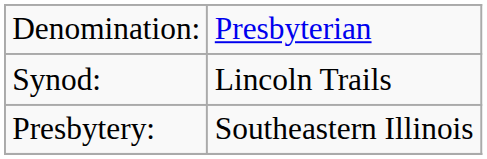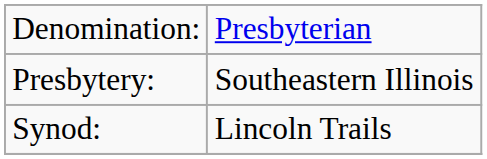rows swapped: (84, 128) <-> (57, 79)
